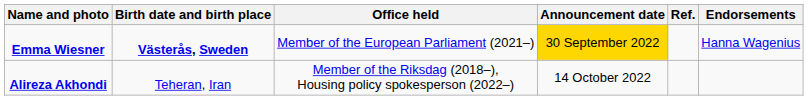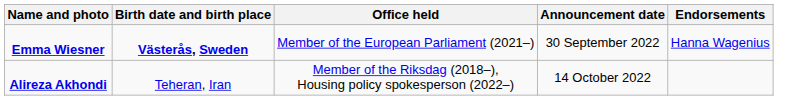- column: (683, 14)
(603, 42) gold background -> (603, 42) no background
